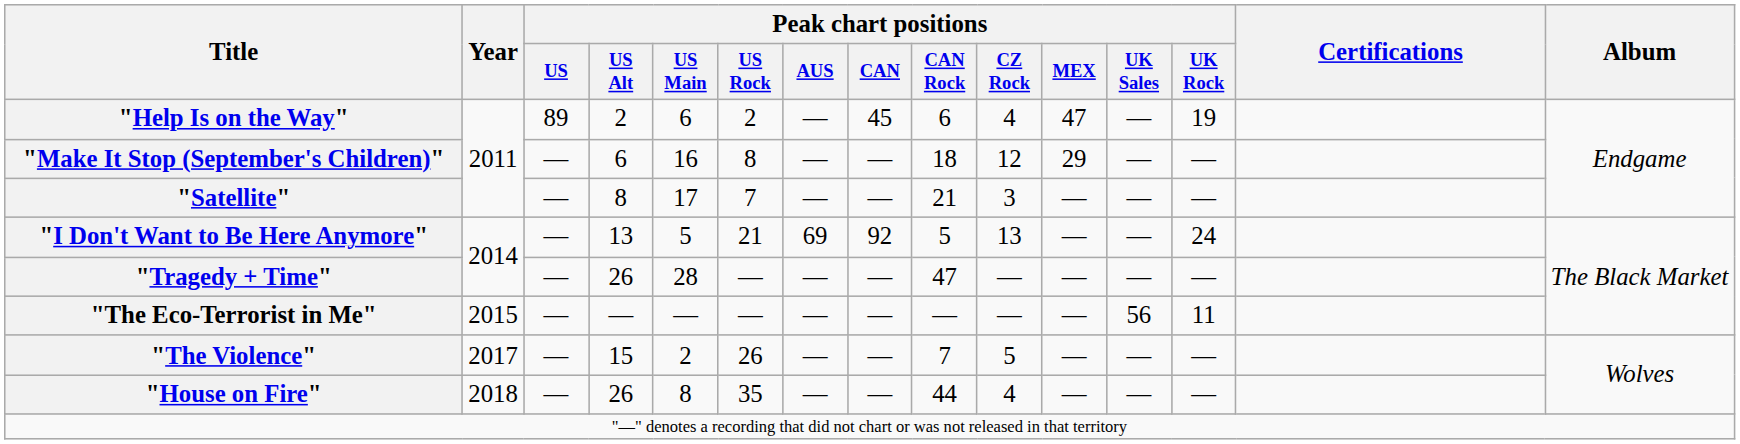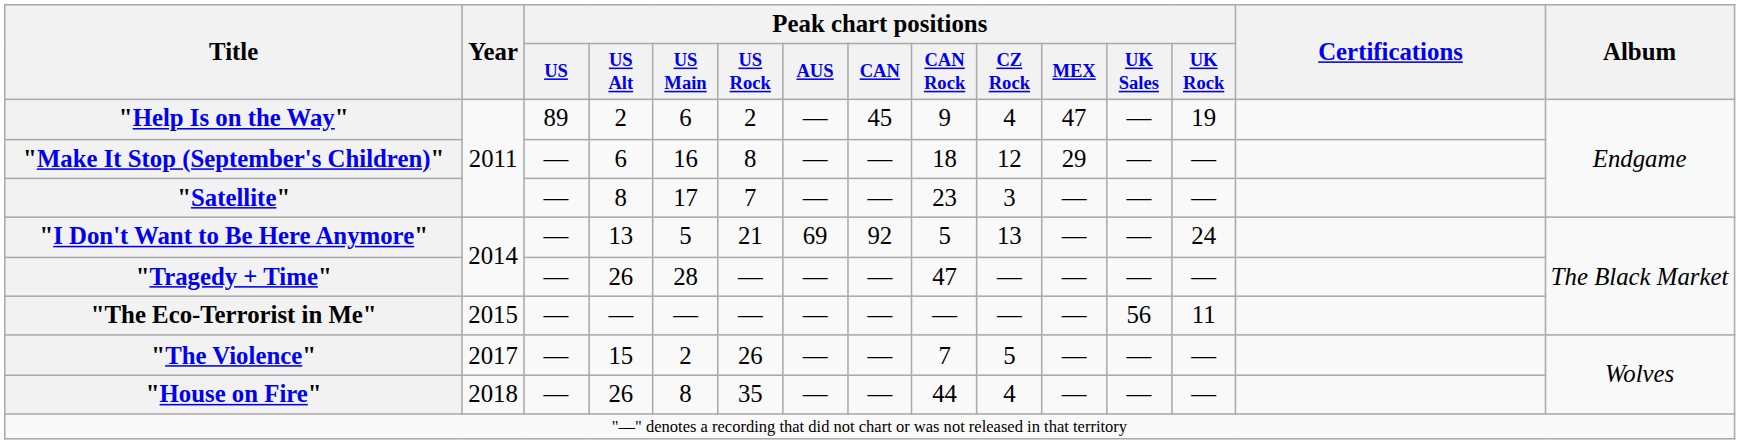(945, 118) 6 -> (945, 118) 9
(945, 197) 21 -> (945, 197) 23
